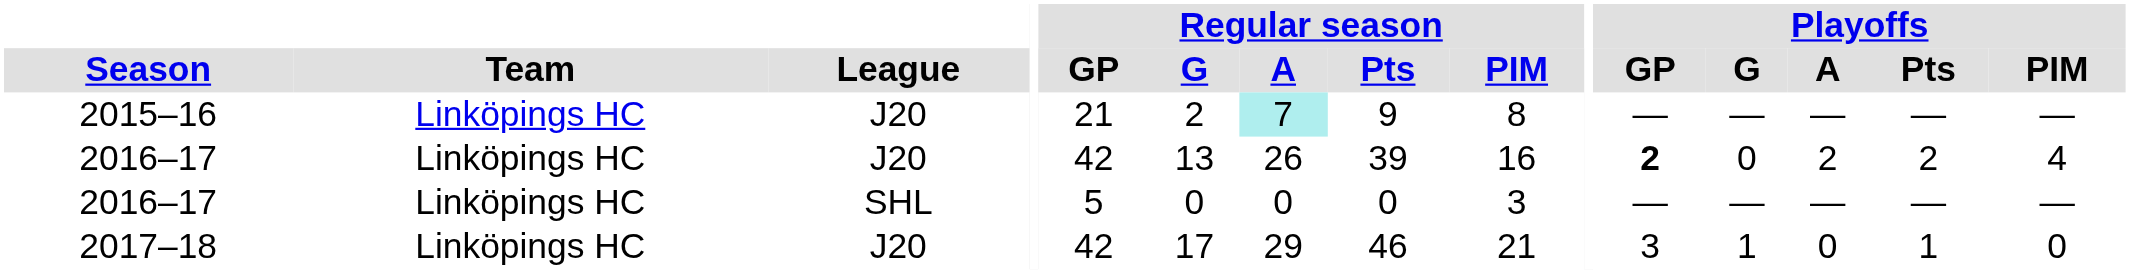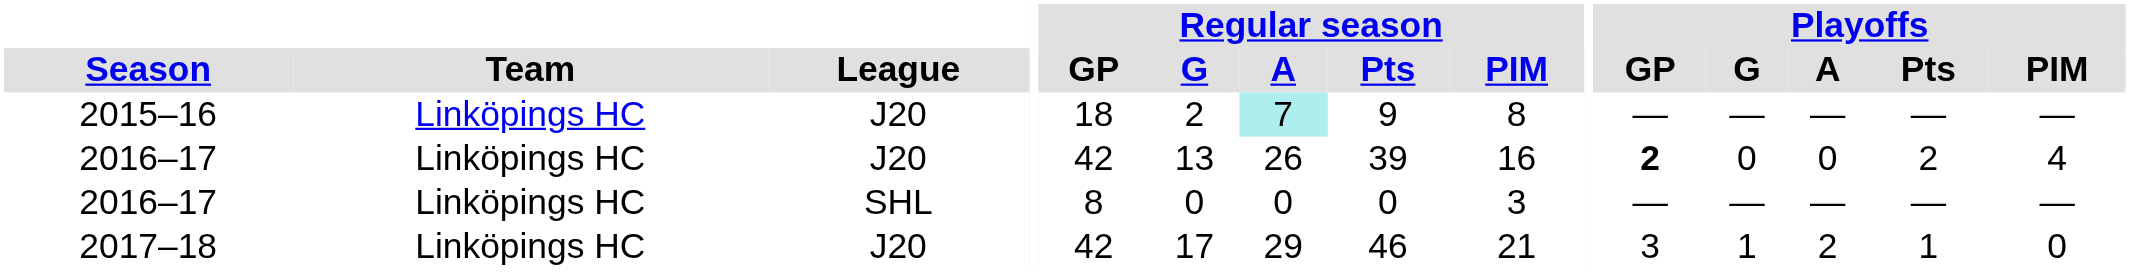(1094, 113) 21 -> (1094, 113) 18
(1828, 158) 2 -> (1828, 158) 0
(1094, 202) 5 -> (1094, 202) 8
(1828, 246) 0 -> (1828, 246) 2
